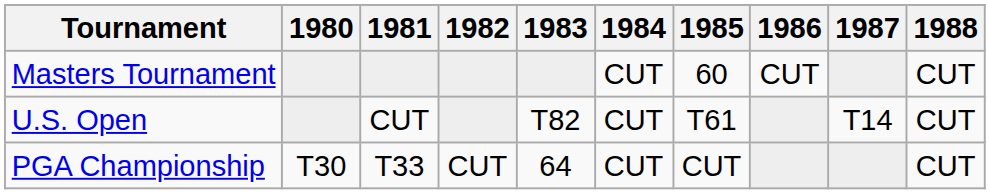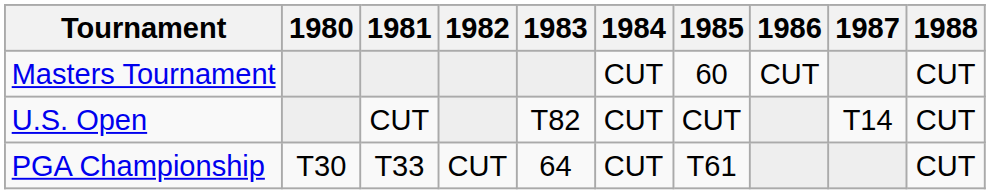(712, 120) T61 -> (712, 120) CUT
(712, 166) CUT -> (712, 166) T61
